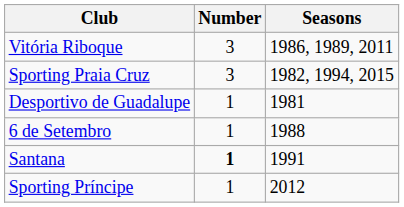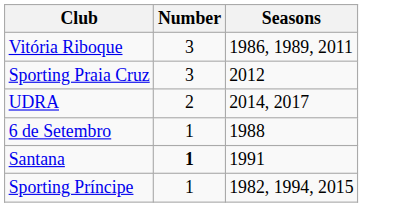(332, 74) 1982, 1994, 2015 -> (247, 74) 2012
+ row: (34, 103)
- row: (99, 103)
(287, 187) 2012 -> (291, 187) 1982, 1994, 2015
